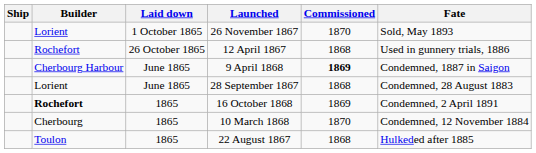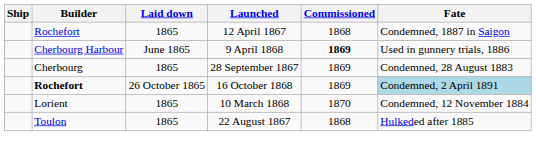- row: (254, 31)
(167, 49) 26 October 1865 -> (167, 31) 1865
(445, 49) Used in gunnery trials, 1886 -> (445, 31) Condemned, 1887 in Saigon
(445, 67) Condemned, 1887 in Saigon -> (445, 49) Used in gunnery trials, 1886
(51, 85) Lorient -> (59, 67) Cherbourg
(167, 85) June 1865 -> (167, 67) 1865
(339, 85) 1868 -> (339, 67) 1869
(167, 103) 1865 -> (167, 85) 26 October 1865
(439, 103) no background -> (439, 85) lightblue background
(59, 121) Cherbourg -> (51, 103) Lorient
